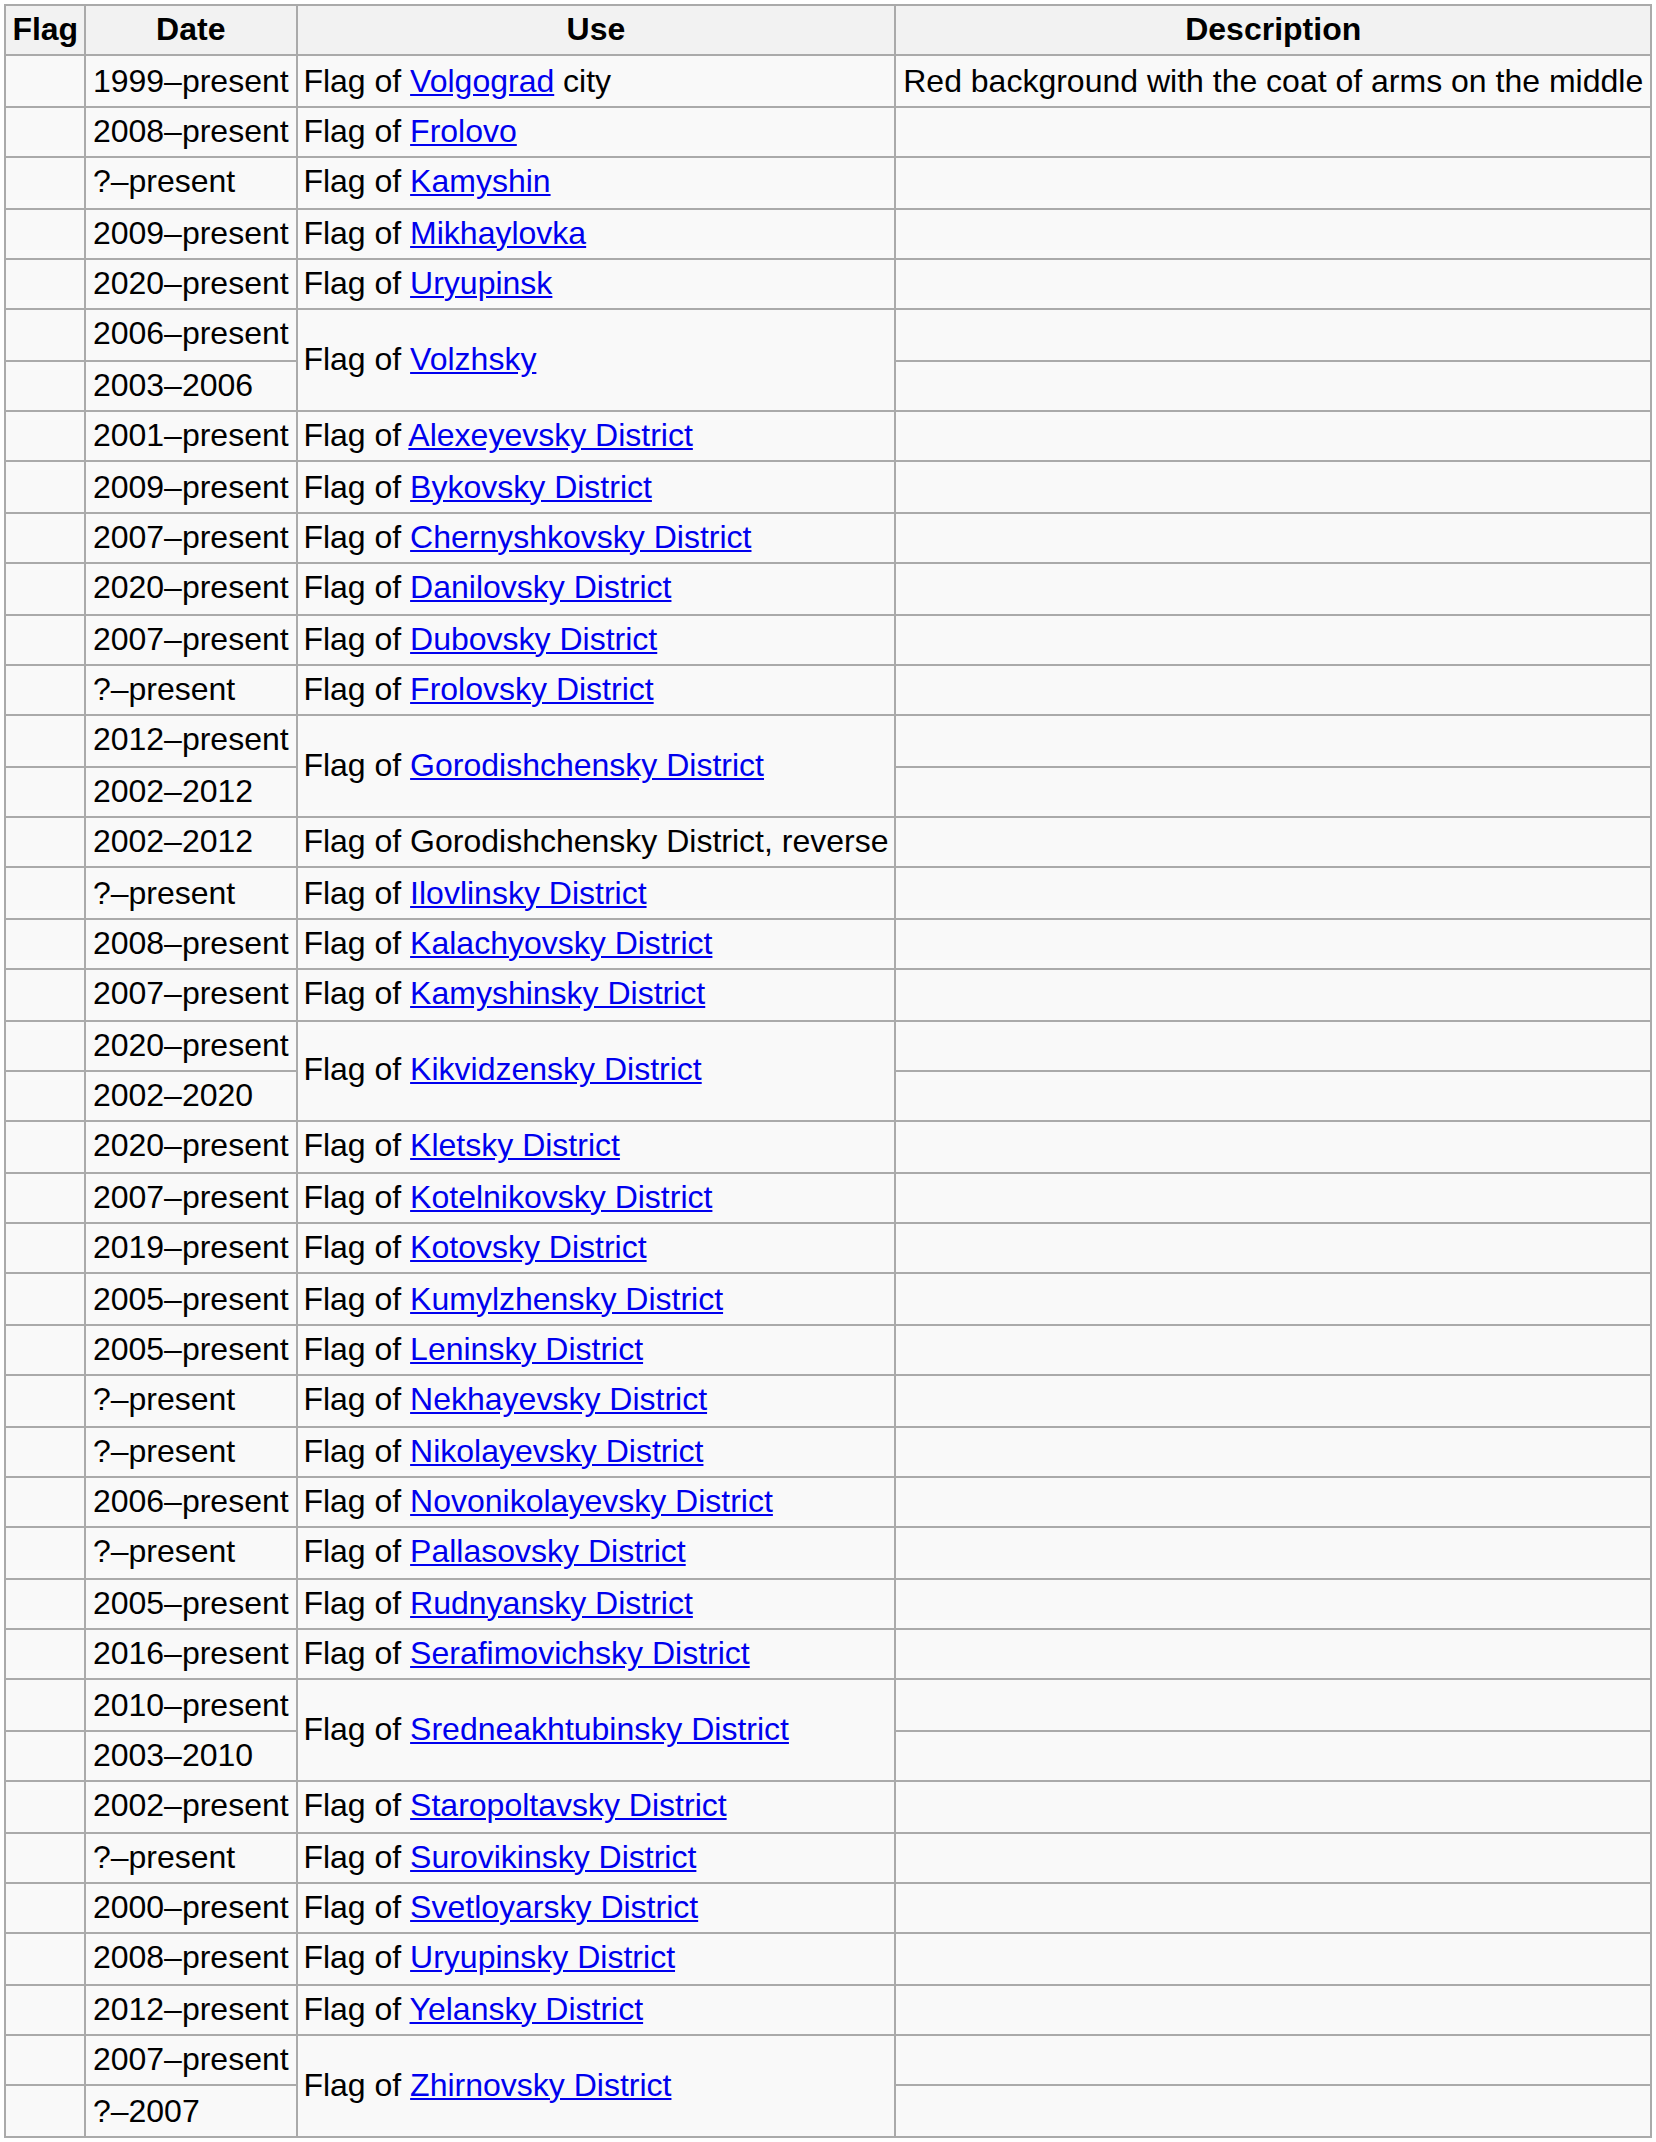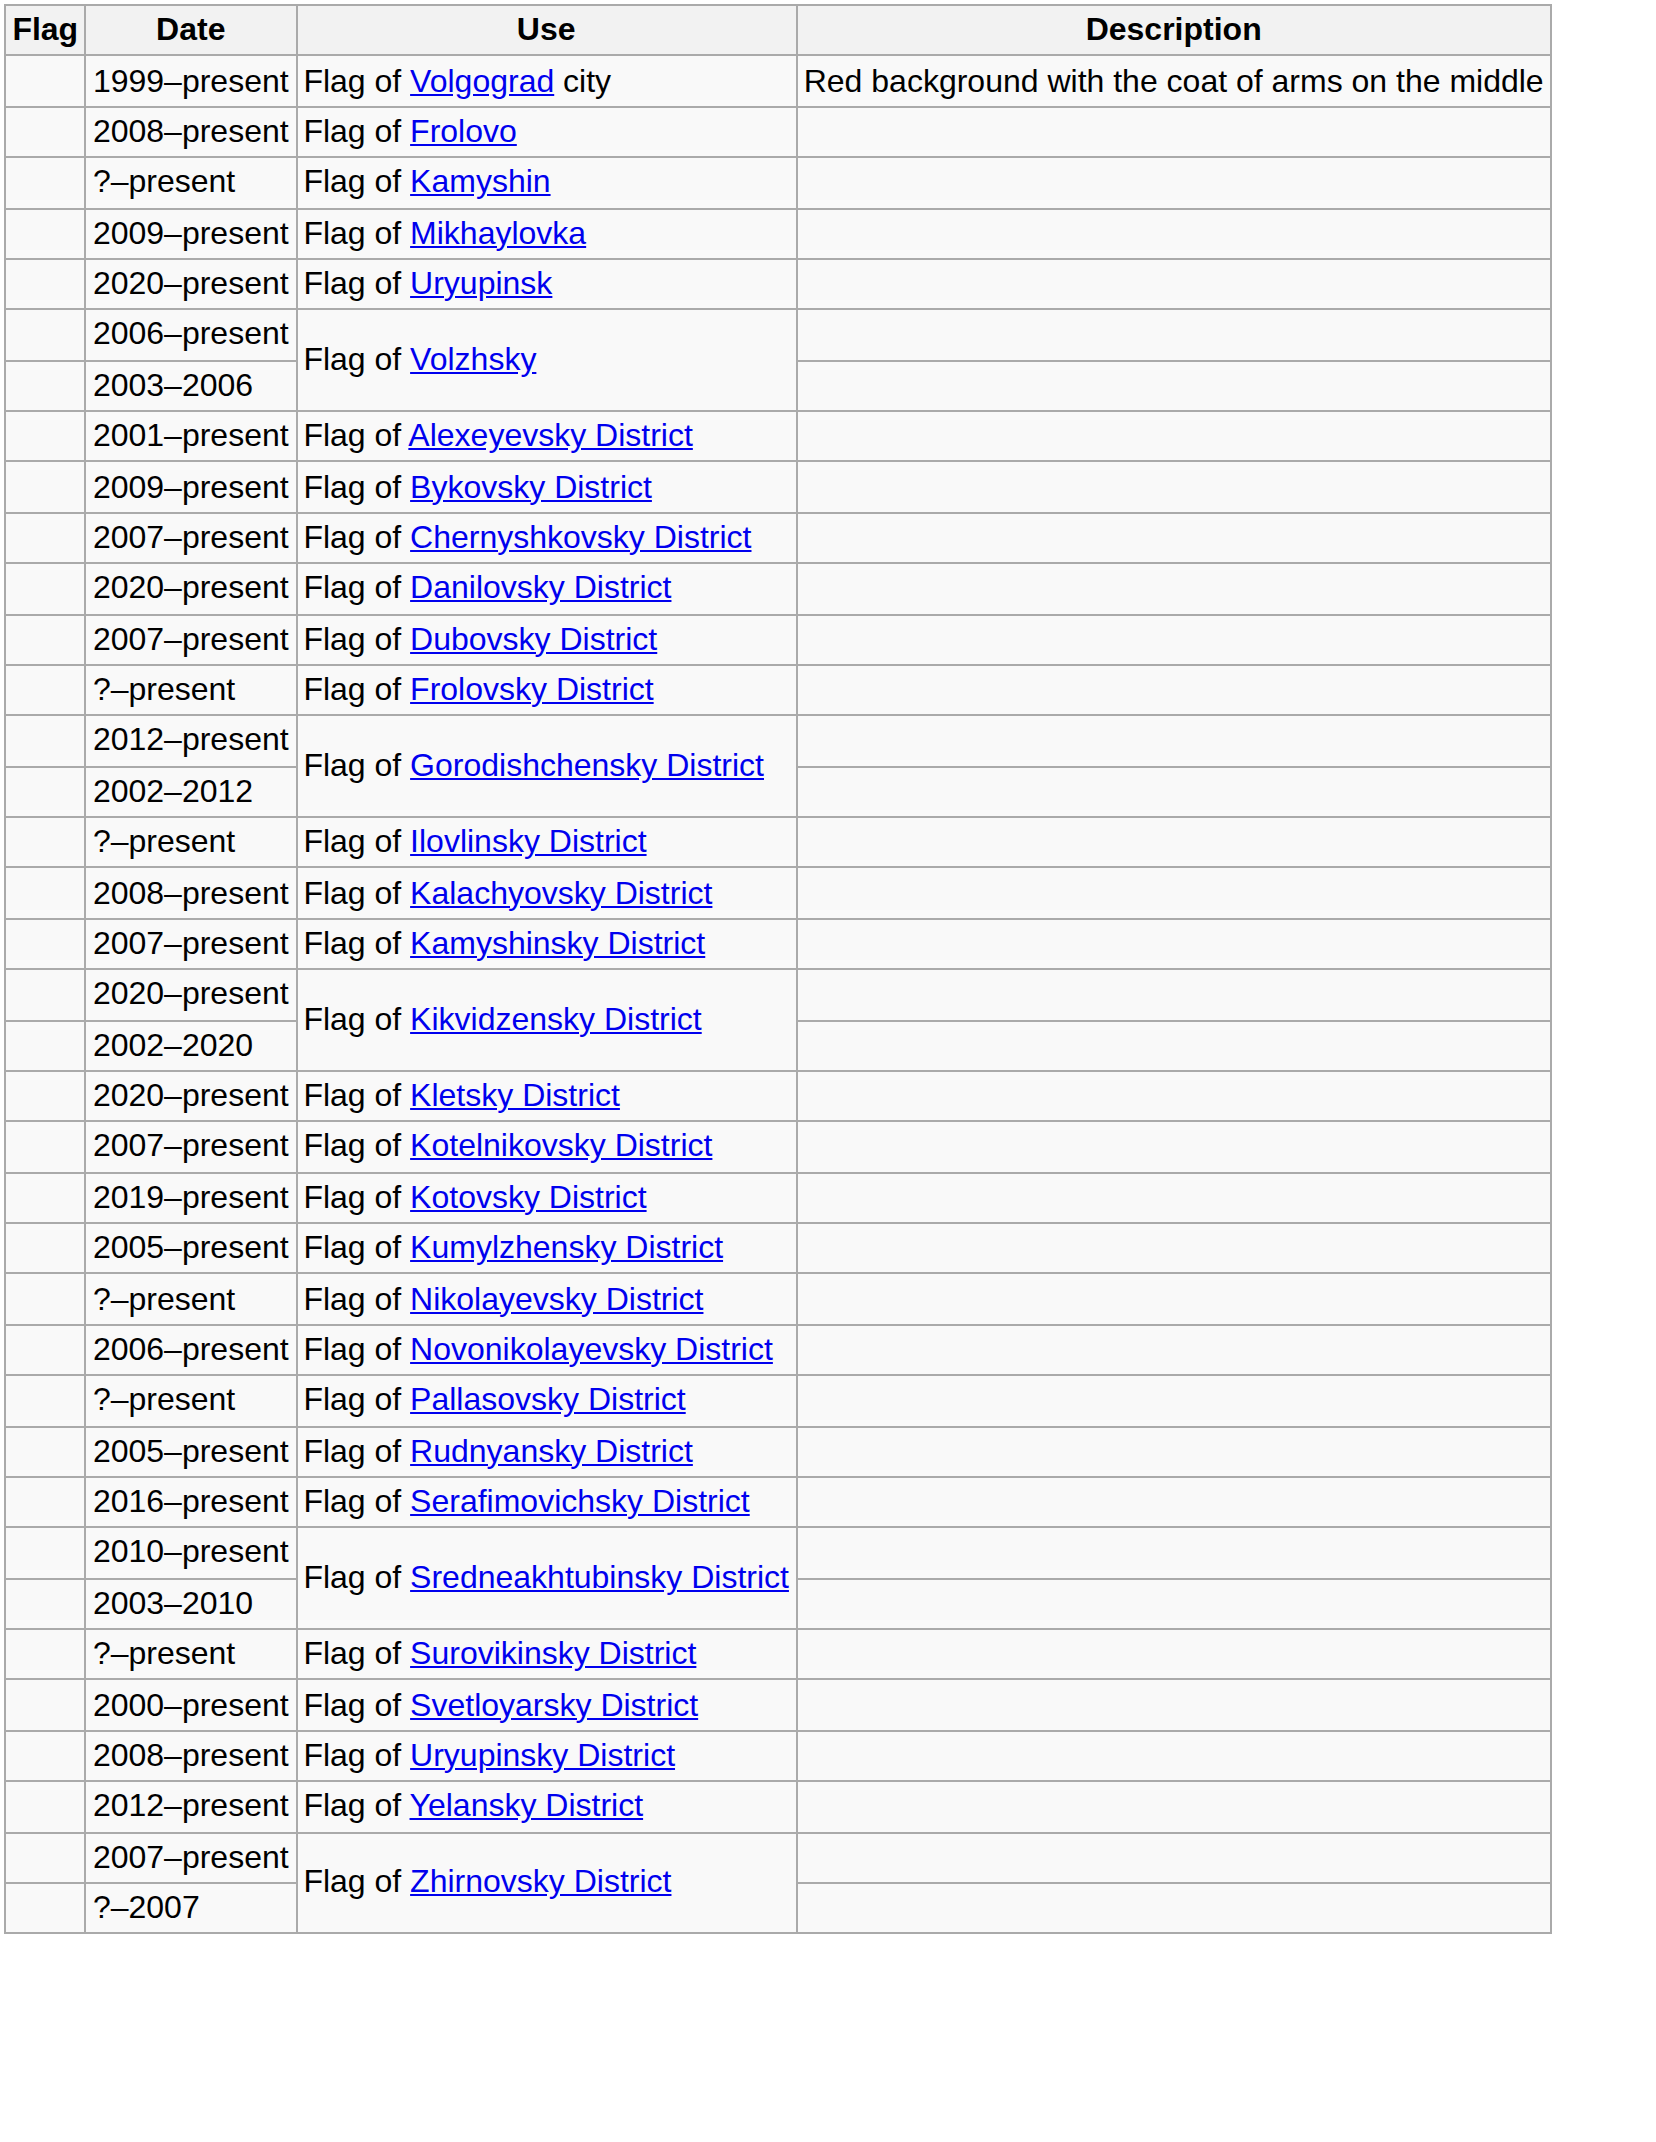- row: (173, 841)
- row: (191, 1349)
- row: (164, 1400)
- row: (191, 1806)
